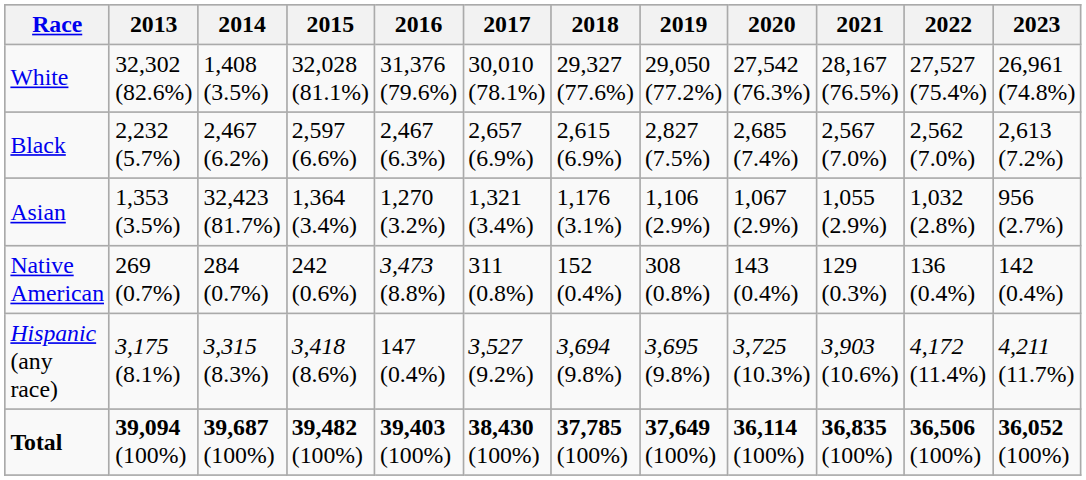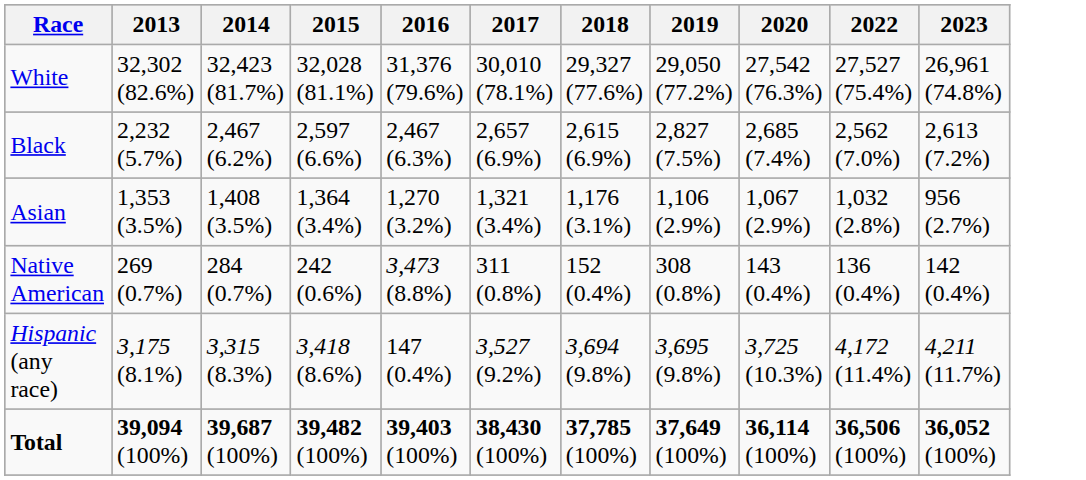- column: (860, 24)
(236, 77) 1,408 (3.5%) -> (245, 77) 32,423 (81.7%)
(242, 212) 32,423 (81.7%) -> (239, 212) 1,408 (3.5%)
